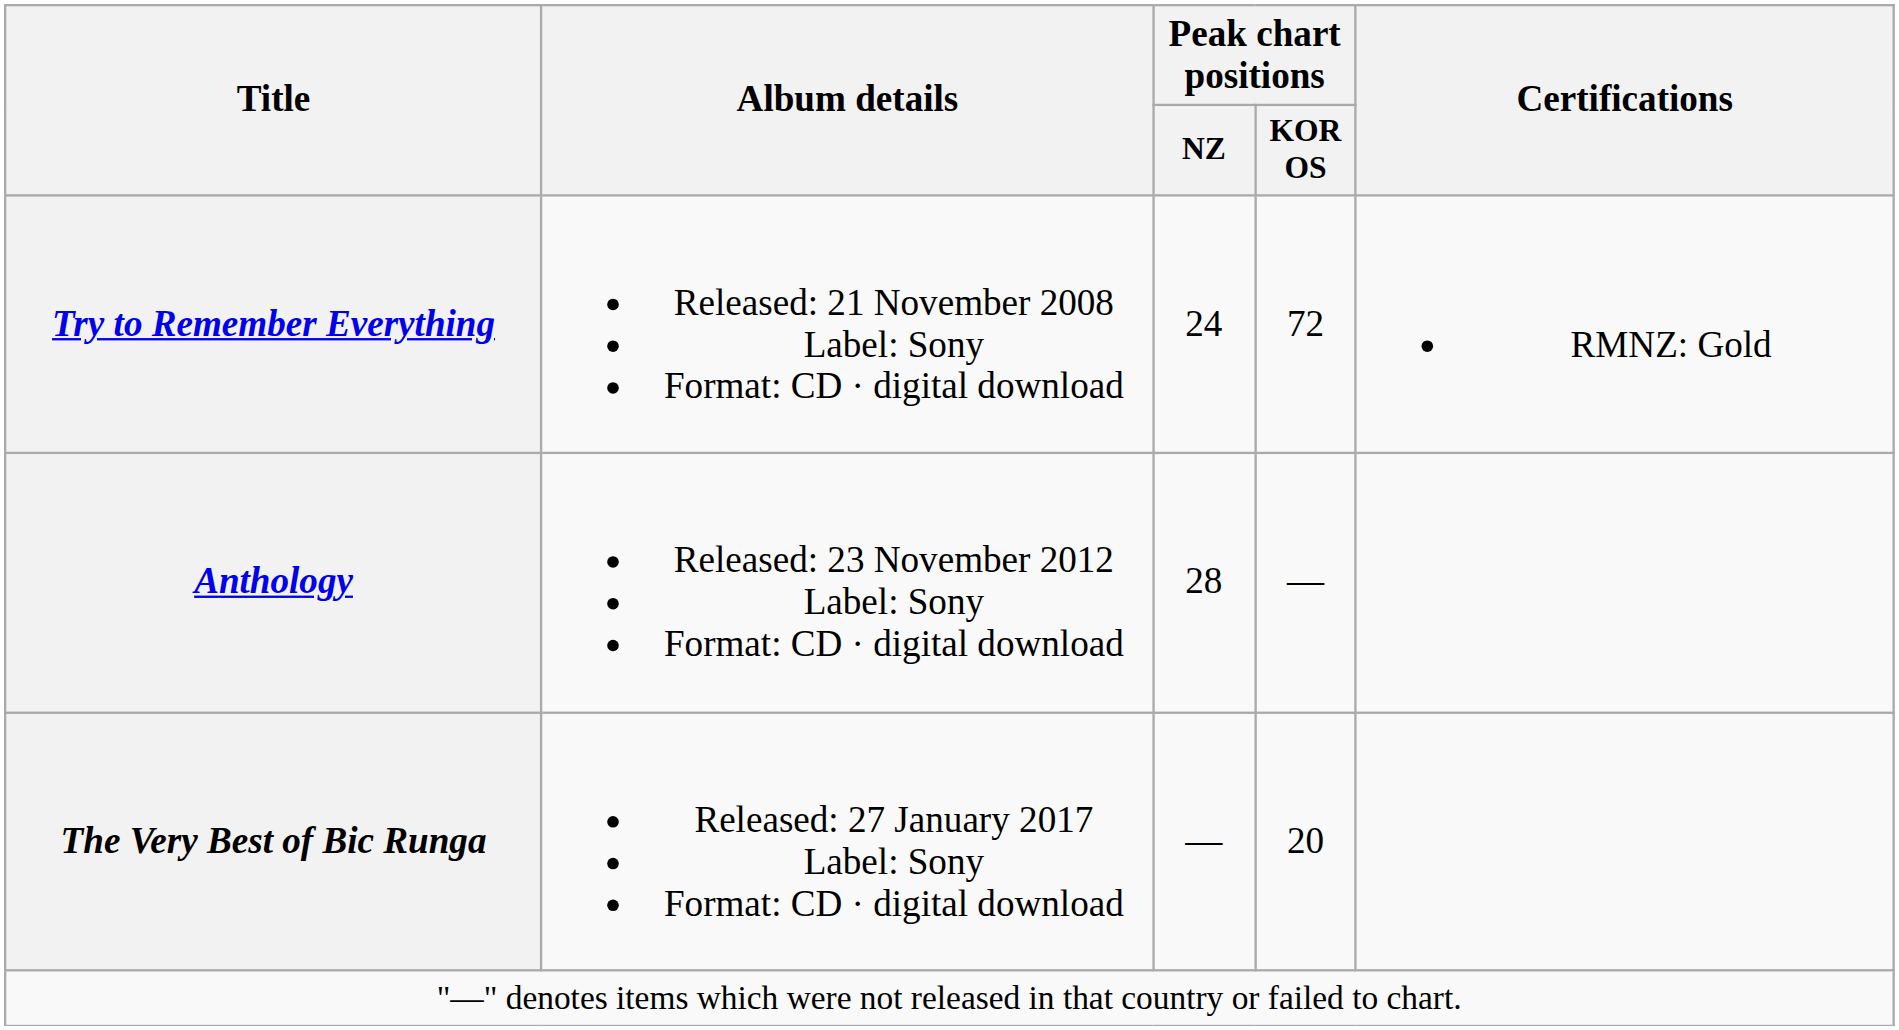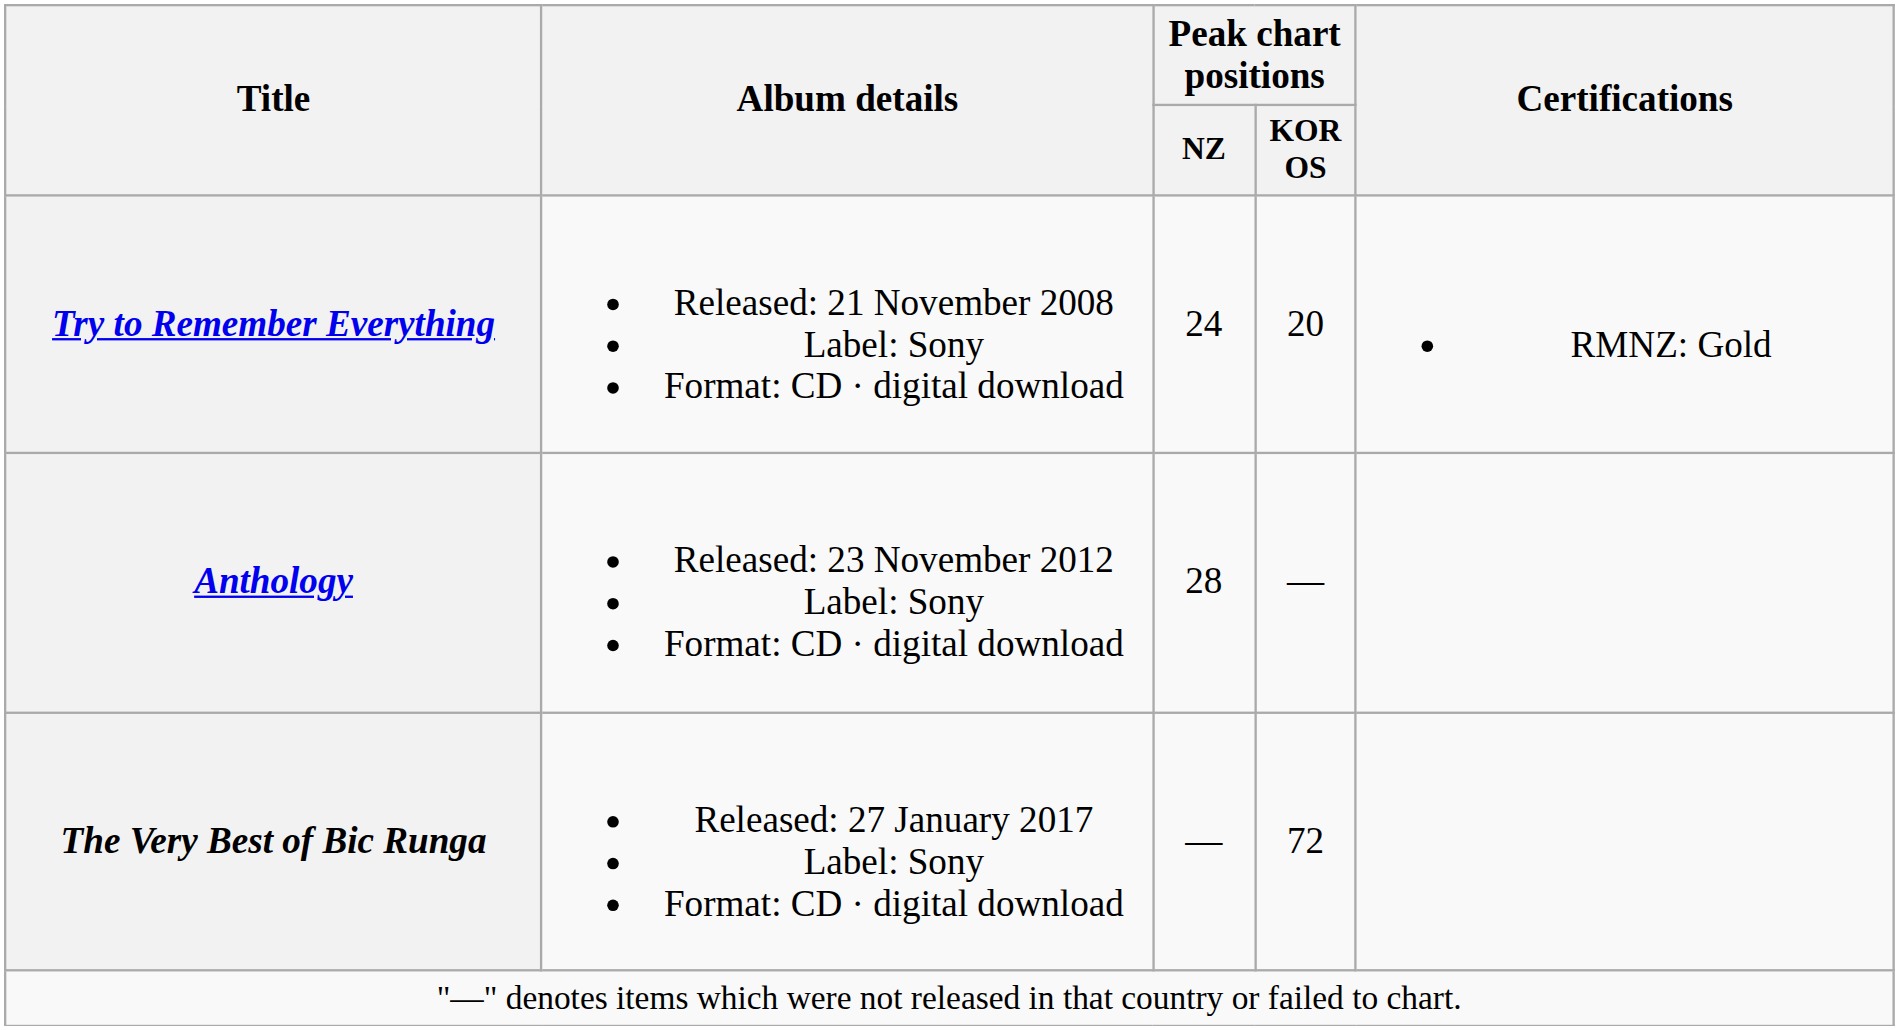(1305, 323) 72 -> (1305, 323) 20
(1305, 840) 20 -> (1305, 840) 72
